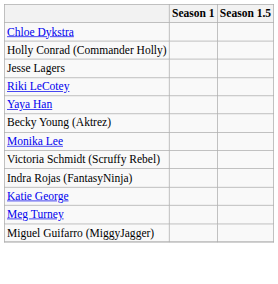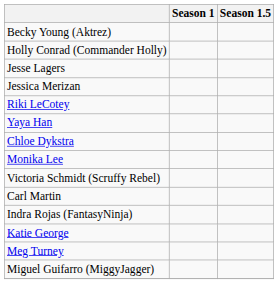rows swapped: (40, 31) <-> (59, 123)
+ row: (44, 86)
+ row: (34, 196)
